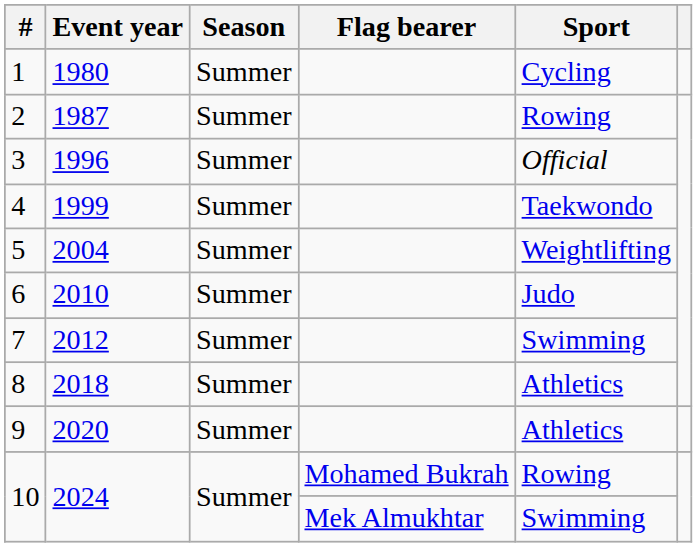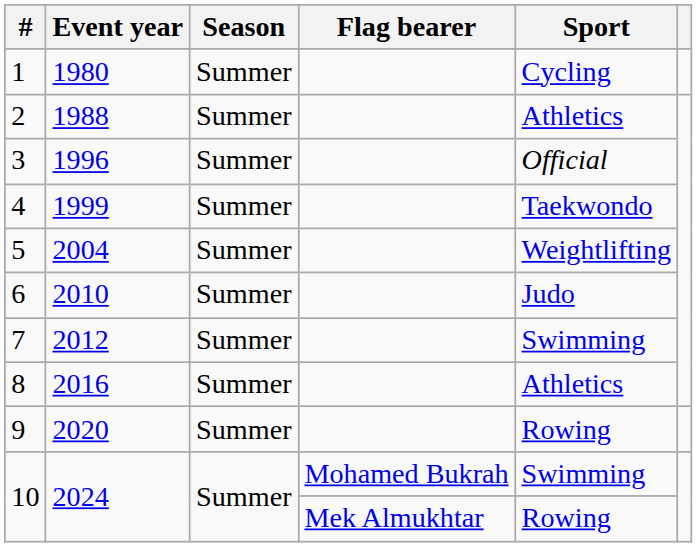(81, 116) 1987 -> (81, 116) 1988
(566, 116) Rowing -> (572, 116) Athletics
(81, 384) 2018 -> (81, 384) 2016
(572, 428) Athletics -> (566, 428) Rowing
(566, 473) Rowing -> (583, 473) Swimming
(583, 518) Swimming -> (566, 518) Rowing
